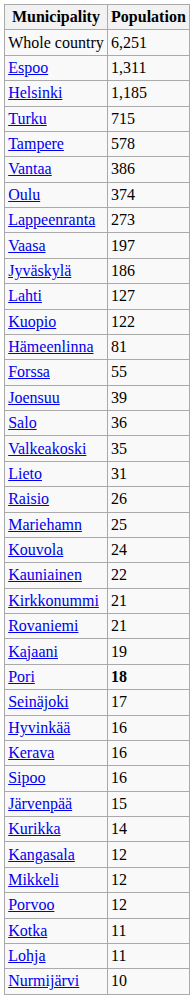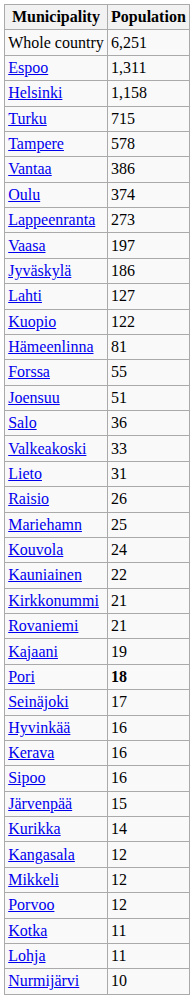(129, 93) 1,185 -> (129, 93) 1,158
(119, 397) 39 -> (119, 397) 51
(119, 448) 35 -> (119, 448) 33
